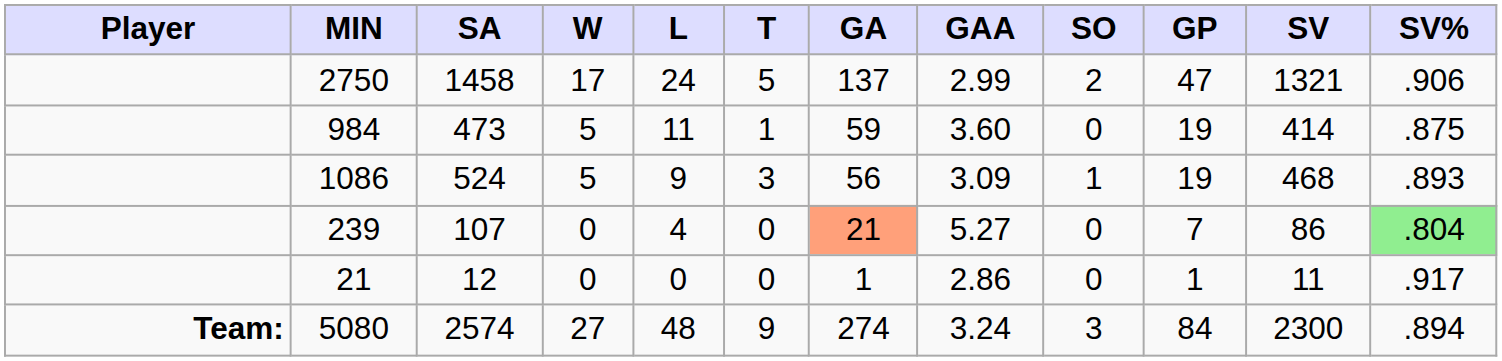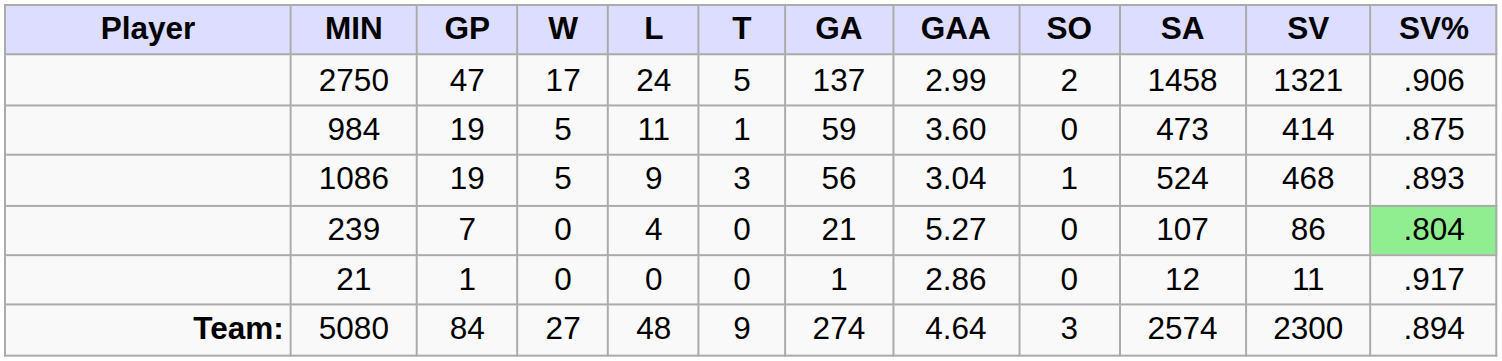columns swapped: (1195, 29) <-> (480, 29)
(980, 179) 3.09 -> (956, 179) 3.04
(863, 229) lightsalmon background -> (839, 229) no background
(980, 329) 3.24 -> (956, 329) 4.64
